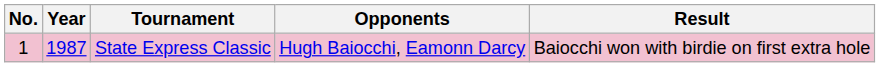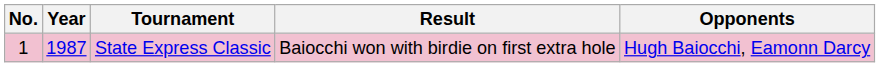columns swapped: (402, 19) <-> (702, 19)
